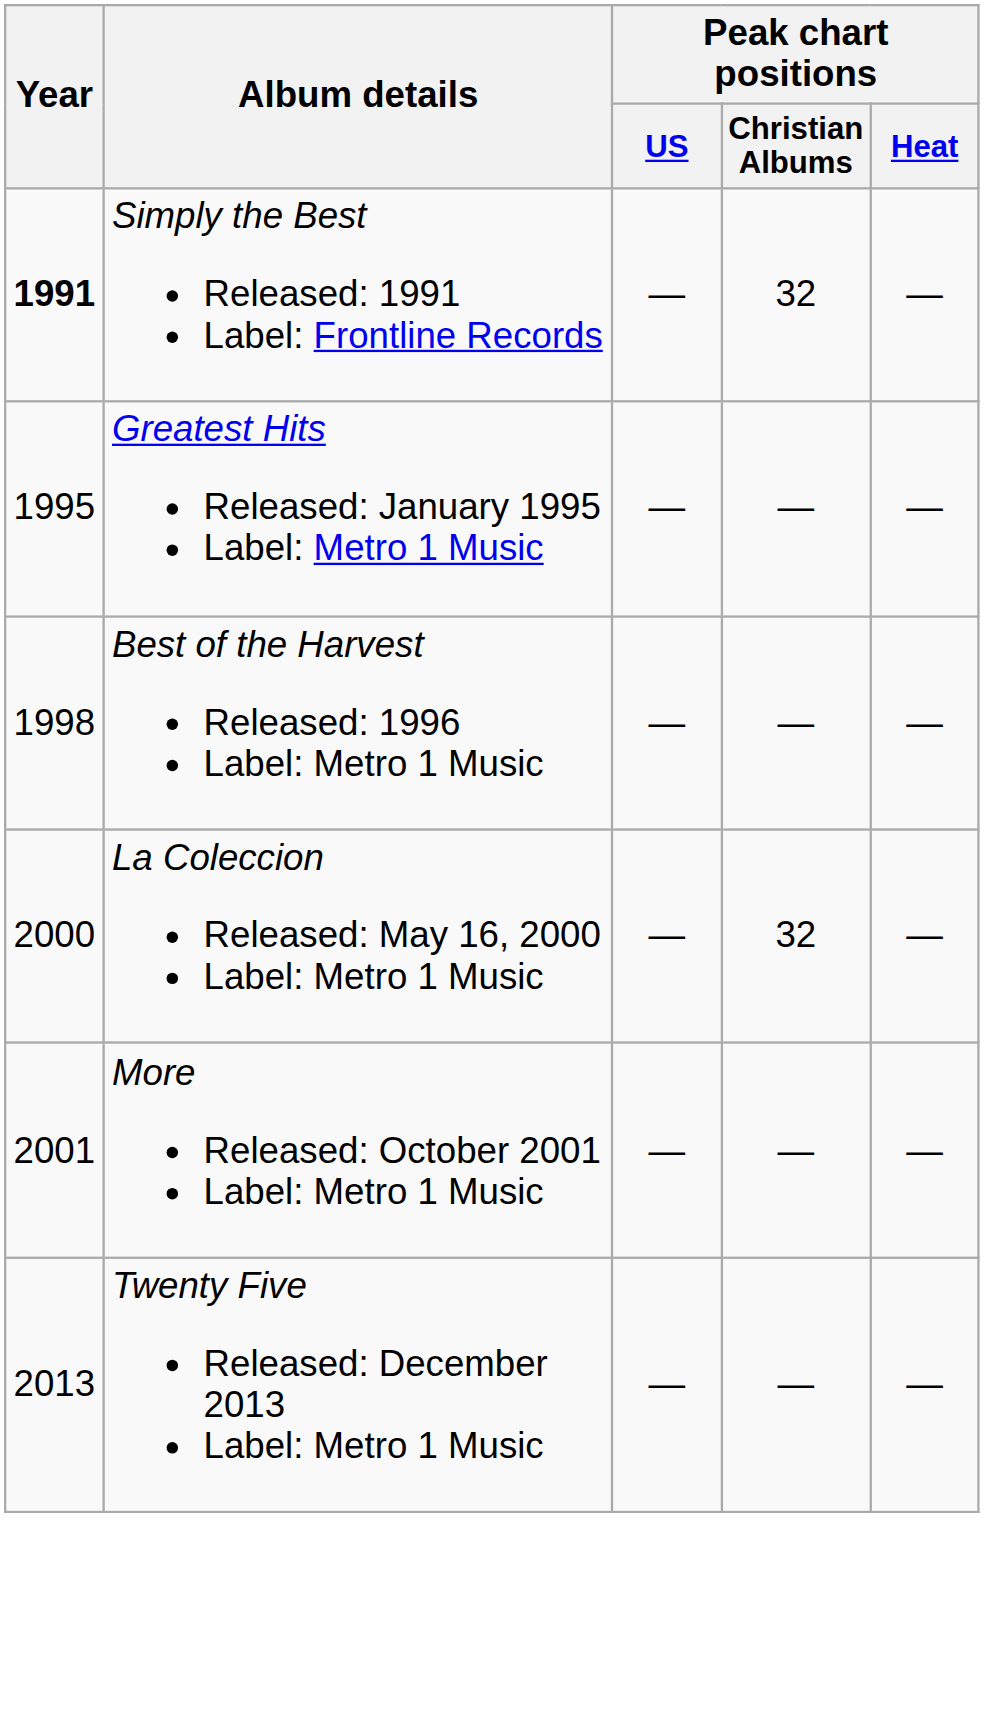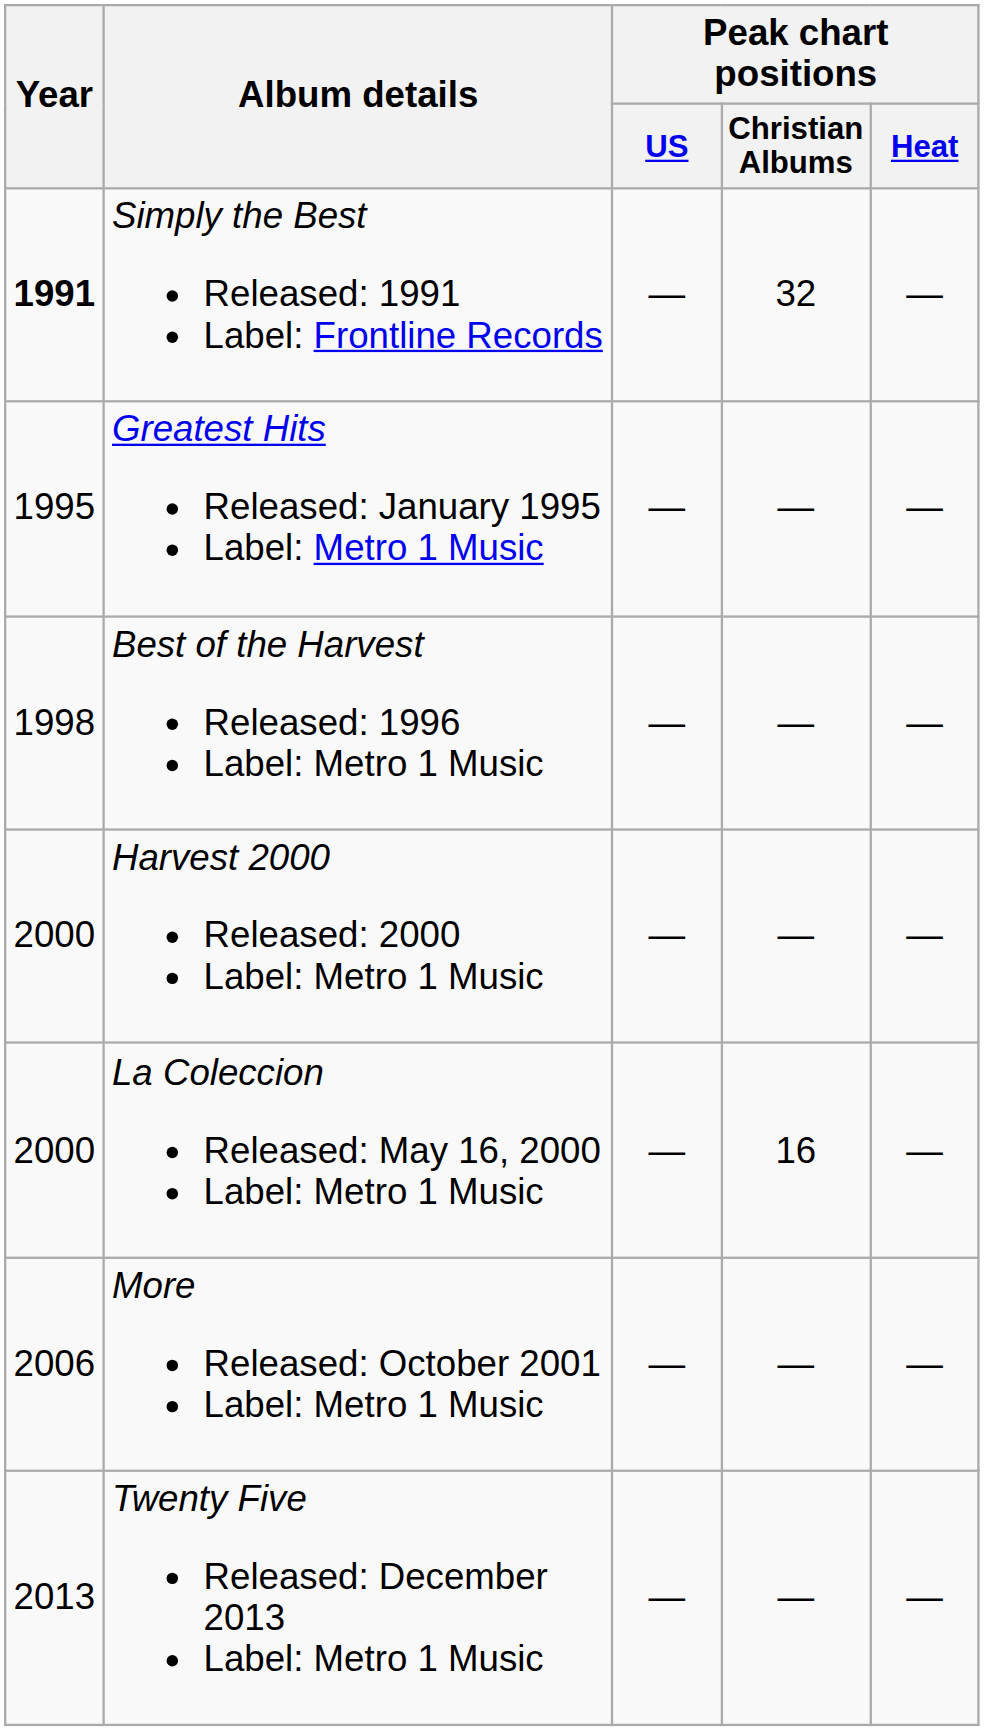+ row: (358, 918)
(796, 935) 32 -> (796, 1149) 16
(54, 1149) 2001 -> (54, 1363) 2006
